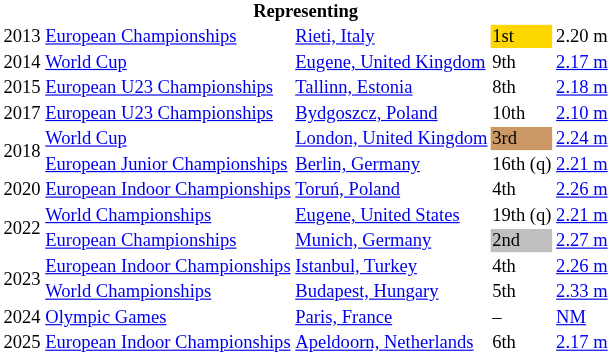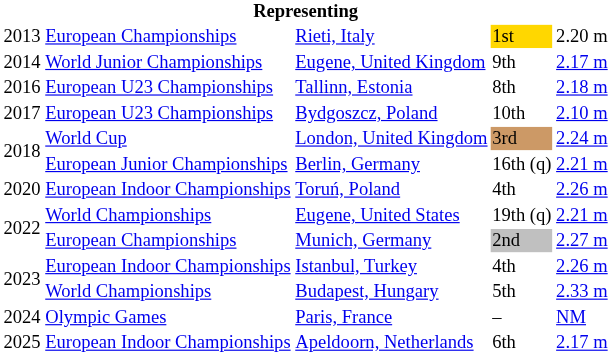(86, 61) World Cup -> (154, 61) World Junior Championships
(22, 87) 2015 -> (22, 87) 2016
